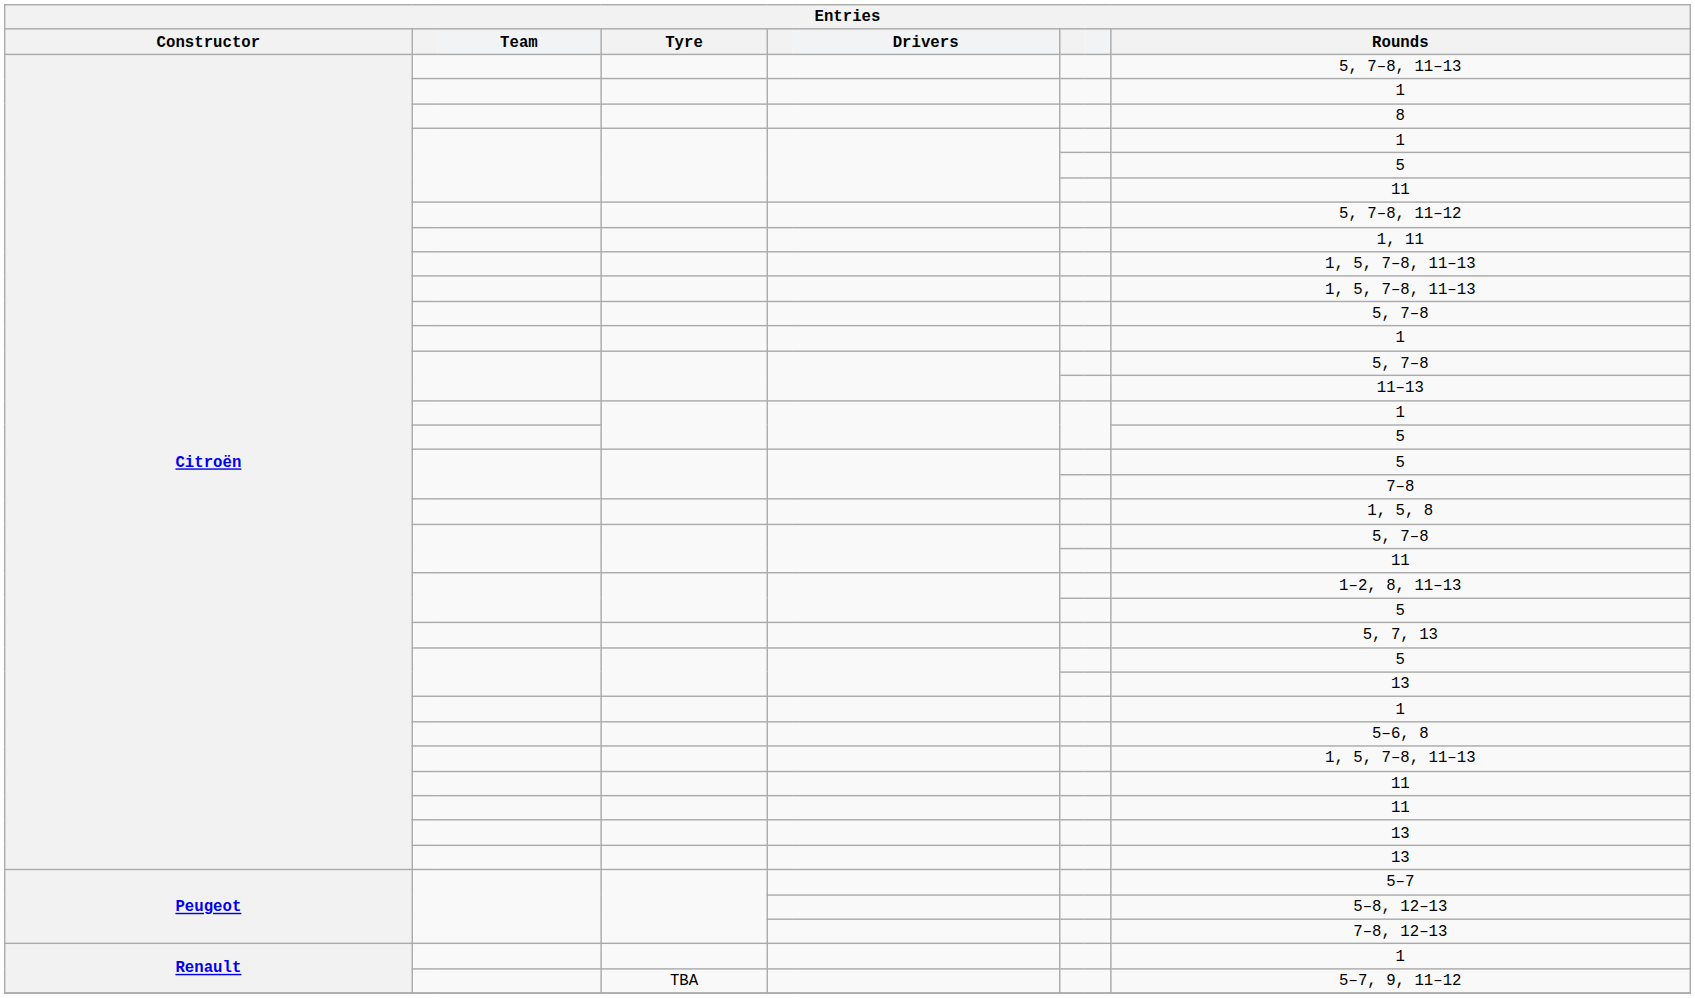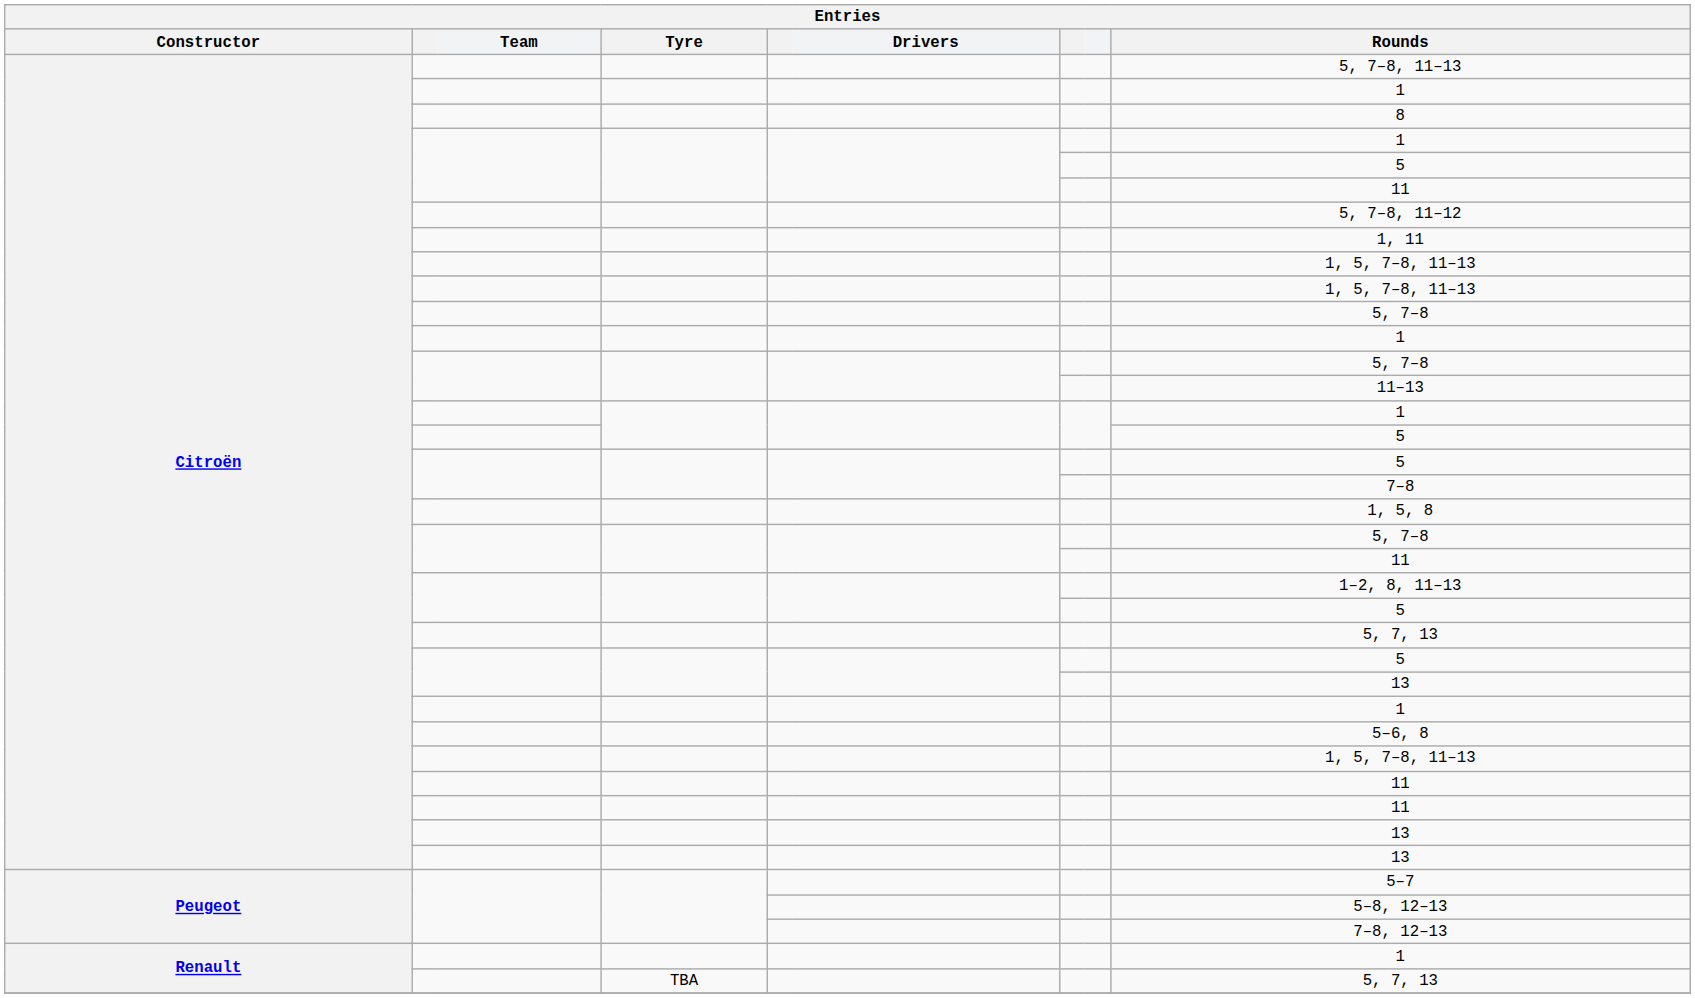(1400, 981) 5–7, 9, 11–12 -> (1400, 981) 5, 7, 13
